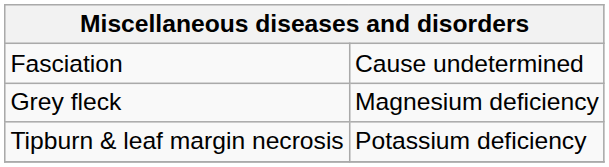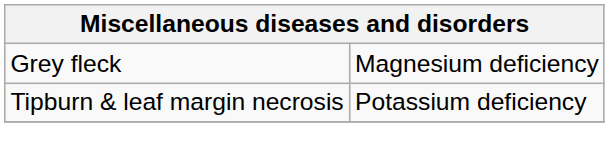- row: (67, 63)
